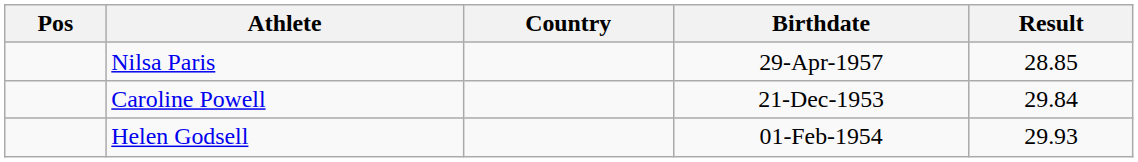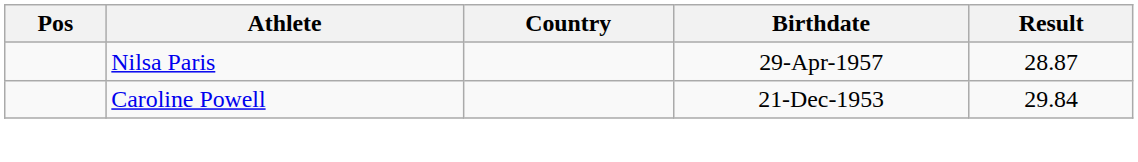(1051, 61) 28.85 -> (1051, 61) 28.87
- row: (180, 136)
